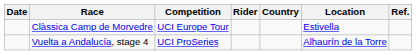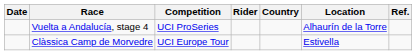rows swapped: (92, 27) <-> (90, 42)
